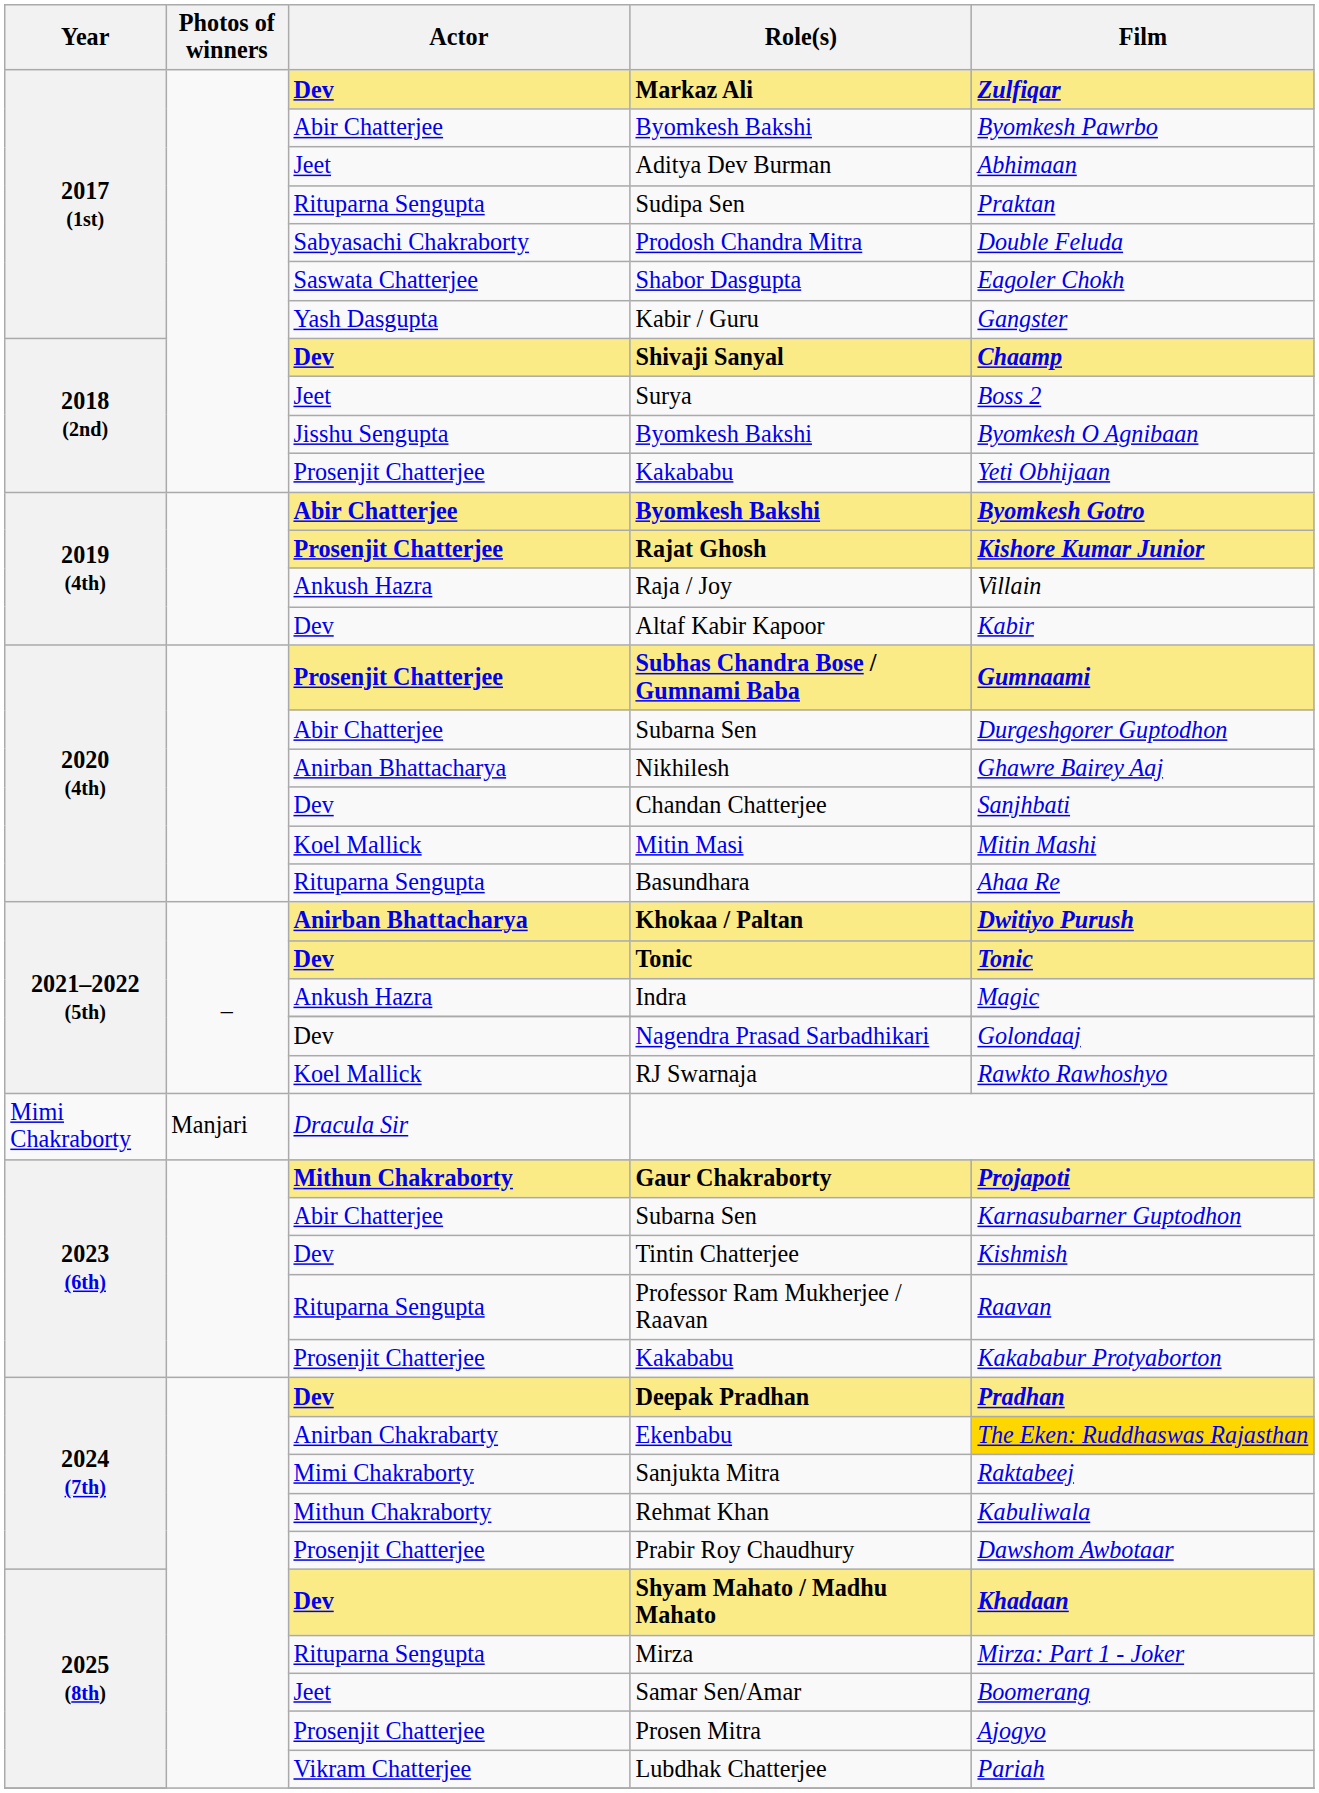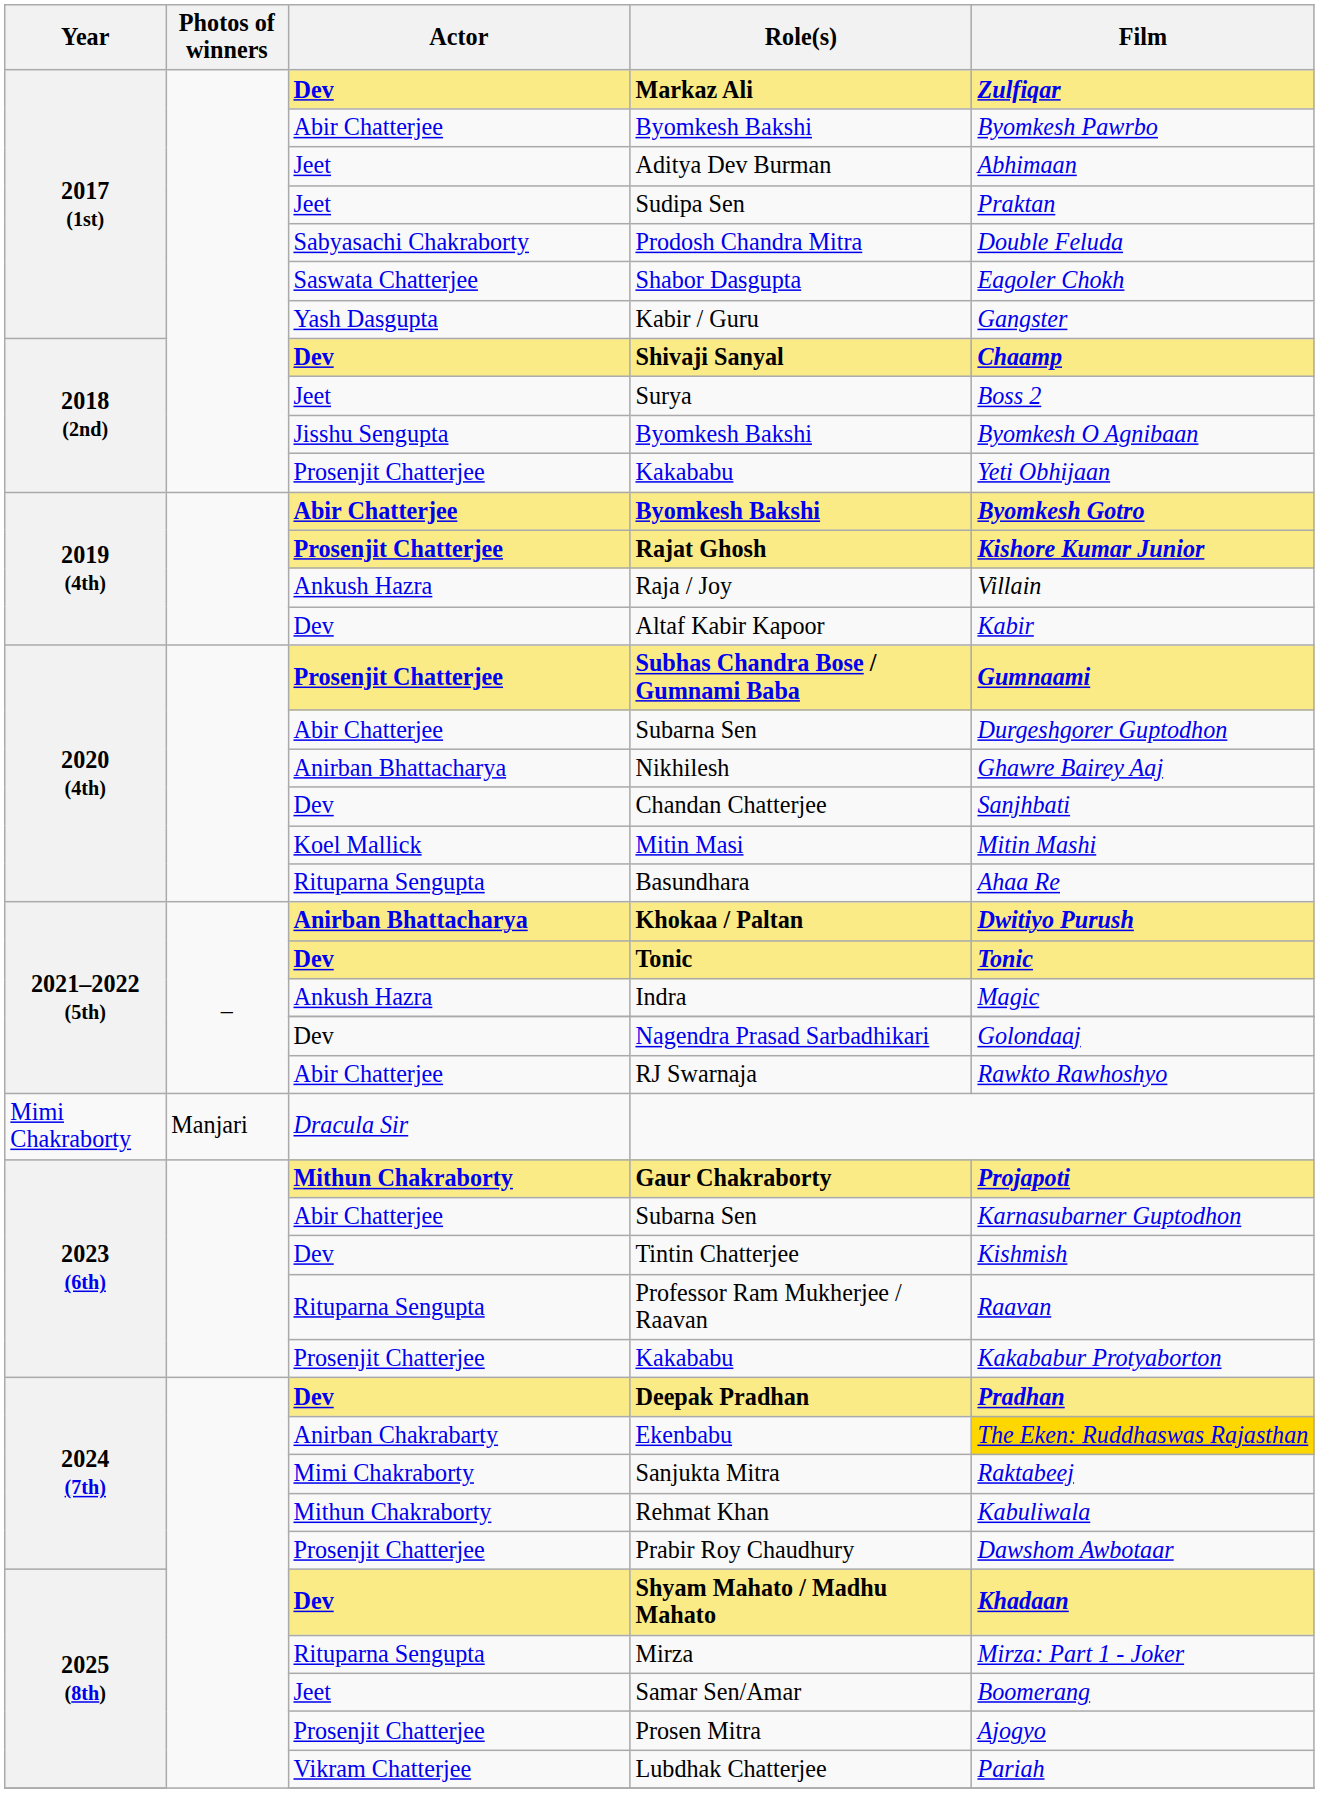(389, 204) Rituparna Sengupta -> (312, 204) Jeet
(358, 1074) Koel Mallick -> (368, 1074) Abir Chatterjee
